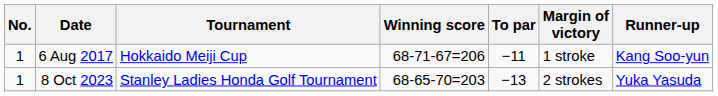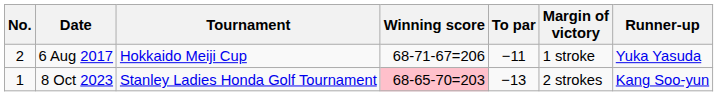(20, 56) 1 -> (20, 56) 2
(662, 56) Kang Soo-yun -> (659, 56) Yuka Yasuda
(439, 80) no background -> (439, 80) pink background
(659, 80) Yuka Yasuda -> (662, 80) Kang Soo-yun
